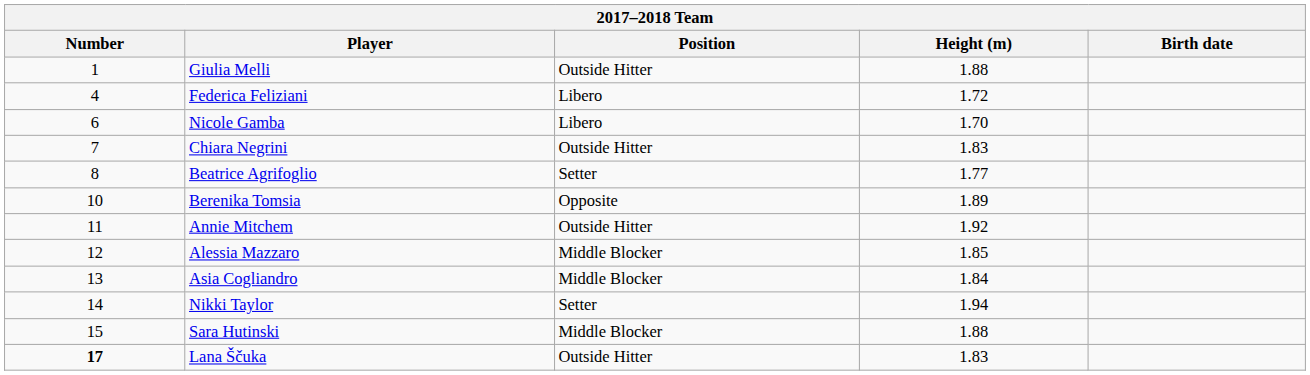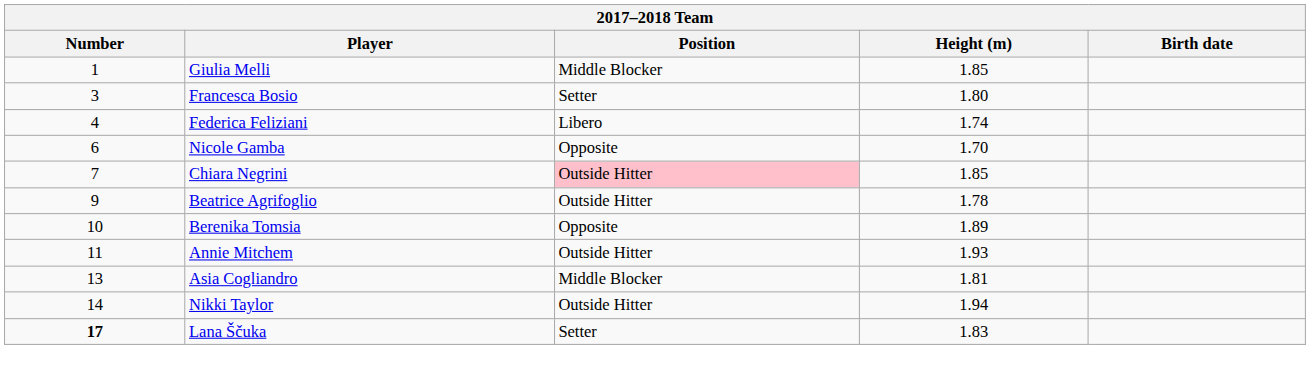(605, 69) Outside Hitter -> (610, 69) Middle Blocker
(974, 69) 1.88 -> (974, 69) 1.85
+ row: (243, 95)
(974, 95) 1.72 -> (974, 122) 1.74
(580, 122) Libero -> (588, 148) Opposite
(605, 148) no background -> (605, 174) pink background
(974, 148) 1.83 -> (974, 174) 1.85
(95, 174) 8 -> (95, 200) 9
(578, 174) Setter -> (605, 200) Outside Hitter
(974, 174) 1.77 -> (974, 200) 1.78
(974, 226) 1.92 -> (974, 252) 1.93
- row: (244, 252)
(974, 278) 1.84 -> (974, 278) 1.81
(578, 305) Setter -> (605, 305) Outside Hitter
- row: (234, 331)
(605, 357) Outside Hitter -> (578, 331) Setter
